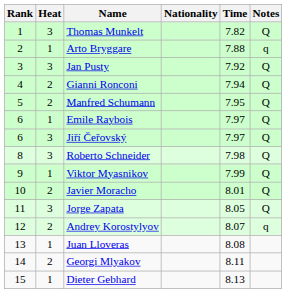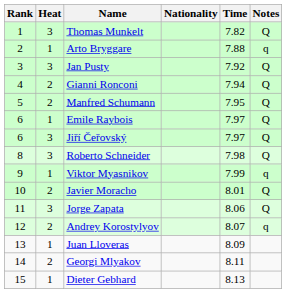(266, 173) Q -> (266, 173) q
(235, 208) 8.05 -> (235, 208) 8.06
(235, 244) 8.08 -> (235, 244) 8.09
